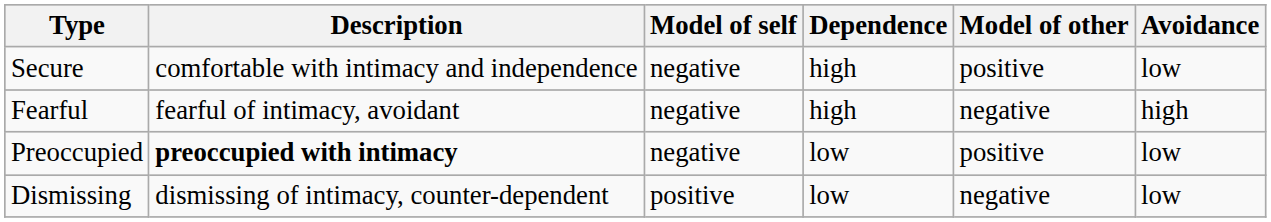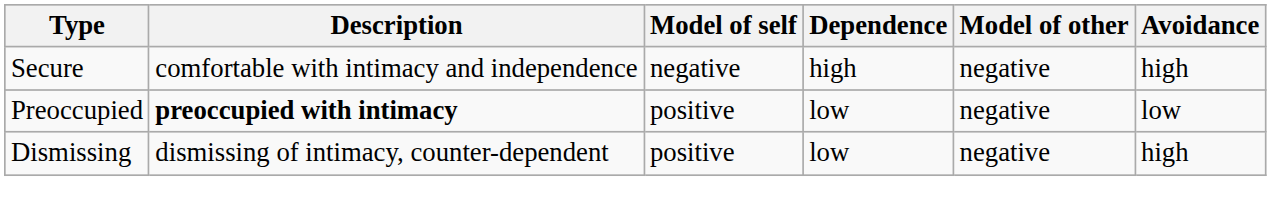(1002, 68) positive -> (1005, 68) negative
(1161, 68) low -> (1165, 68) high
- row: (50, 110)
(695, 152) negative -> (692, 110) positive
(1002, 152) positive -> (1005, 110) negative
(1161, 195) low -> (1165, 152) high
